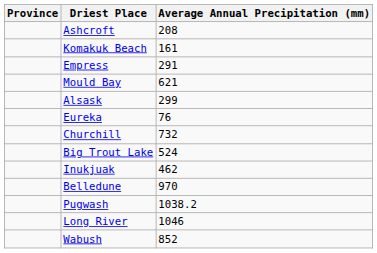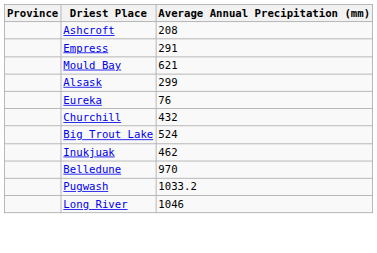- row: (105, 48)
(168, 135) 732 -> (168, 117) 432
(178, 204) 1038.2 -> (178, 187) 1033.2
- row: (83, 239)
